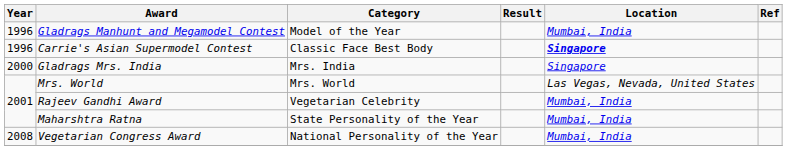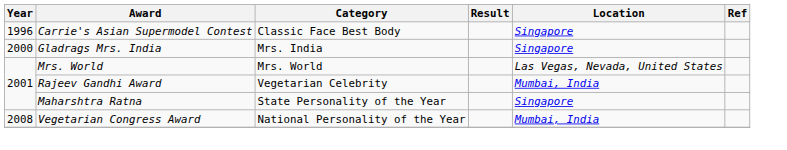- row: (162, 31)
(576, 48) bold -> (544, 31) normal
(589, 119) Mumbai, India -> (544, 101) Singapore
